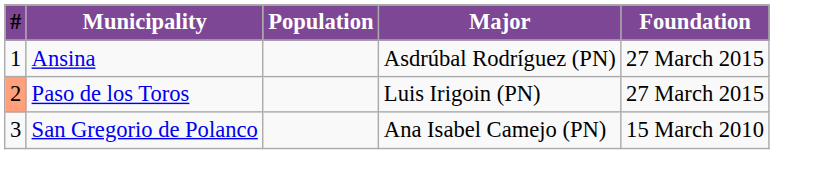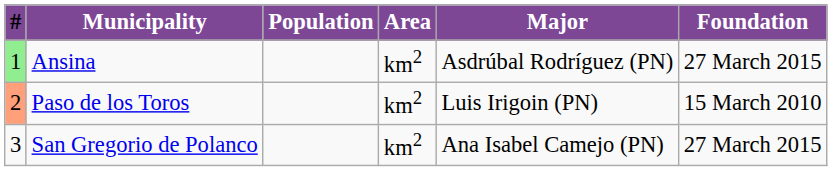+ column: (407, 22)
(16, 58) no background -> (16, 61) lightgreen background
(695, 93) 27 March 2015 -> (753, 103) 15 March 2010
(695, 129) 15 March 2010 -> (753, 144) 27 March 2015
